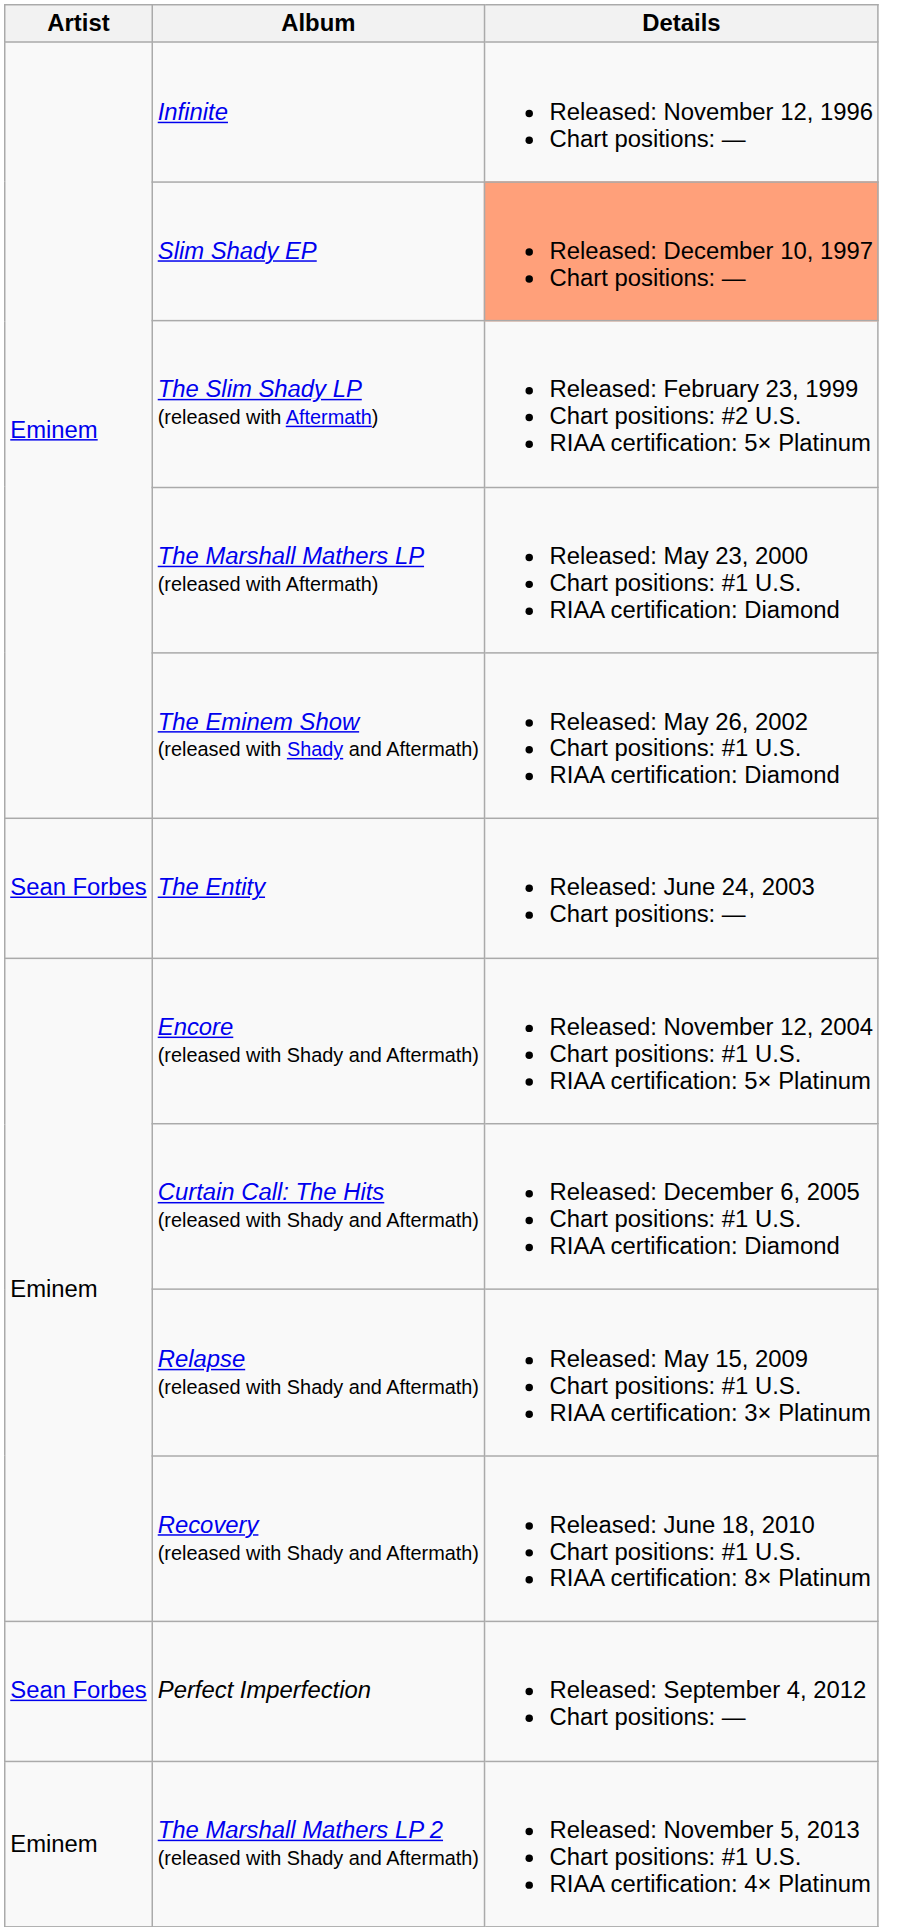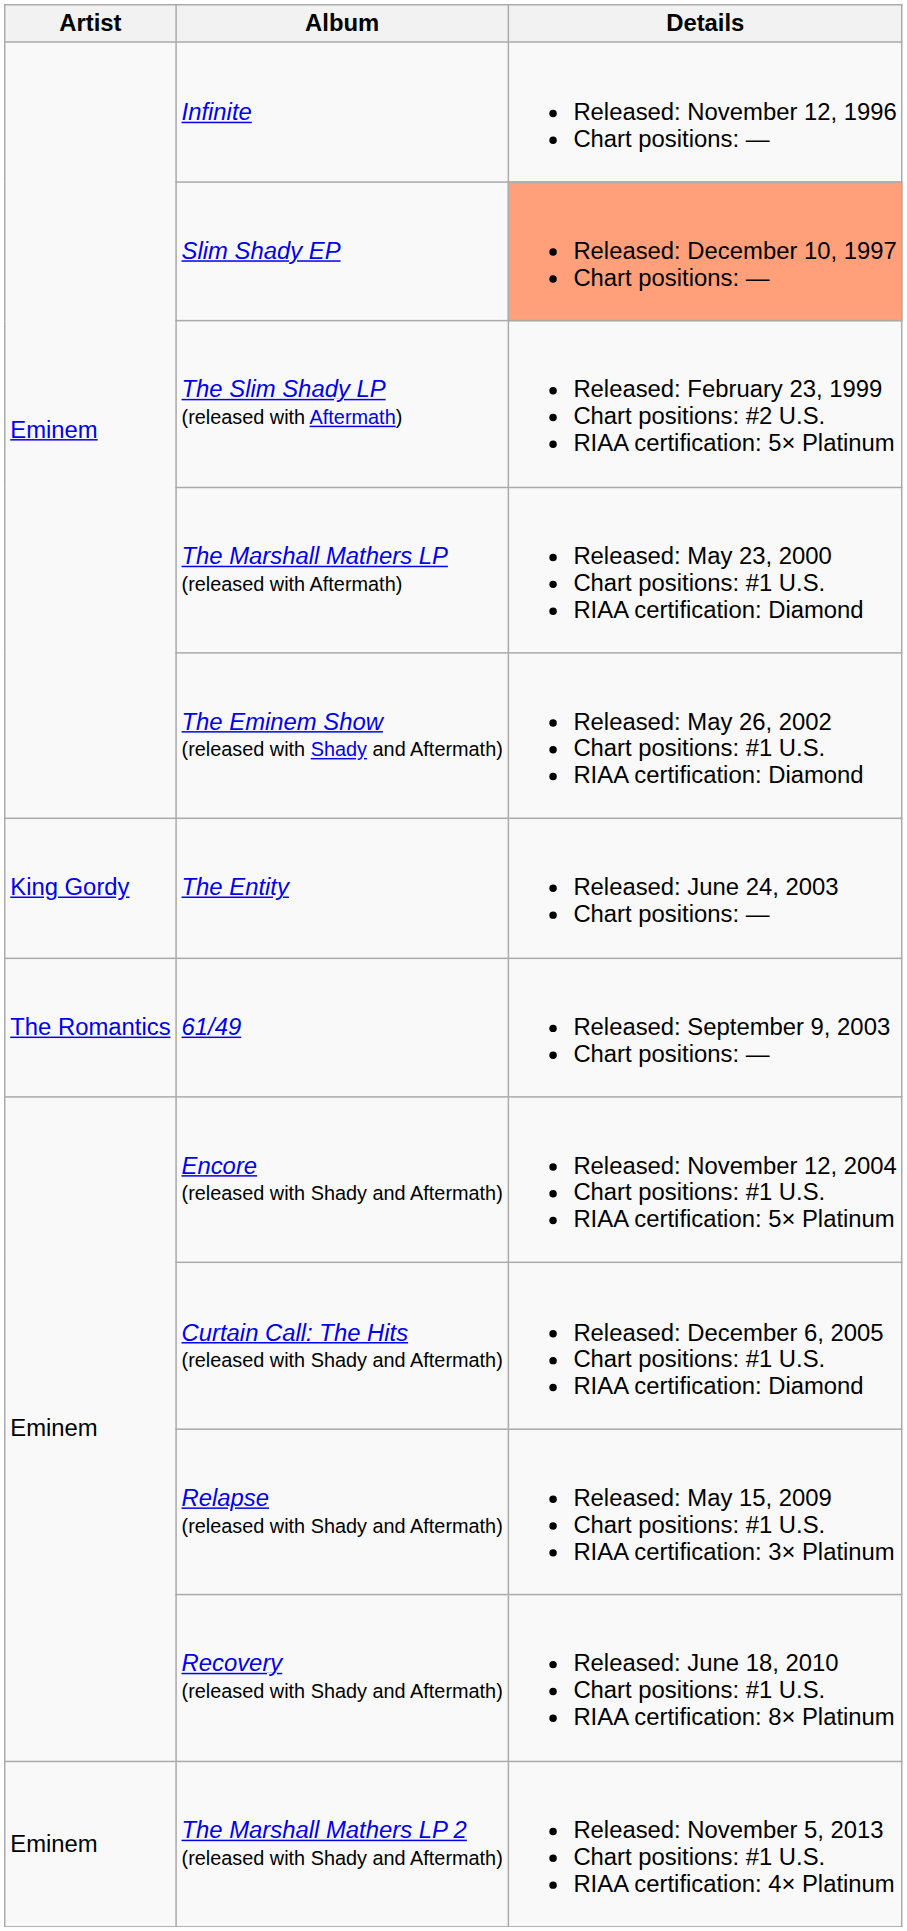(78, 887) Sean Forbes -> (70, 887) King Gordy
+ row: (211, 1027)
- row: (264, 1690)
